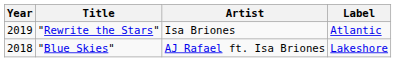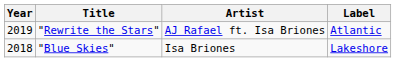(200, 30) Isa Briones -> (245, 30) AJ Rafael ft. Isa Briones
(245, 48) AJ Rafael ft. Isa Briones -> (200, 48) Isa Briones
